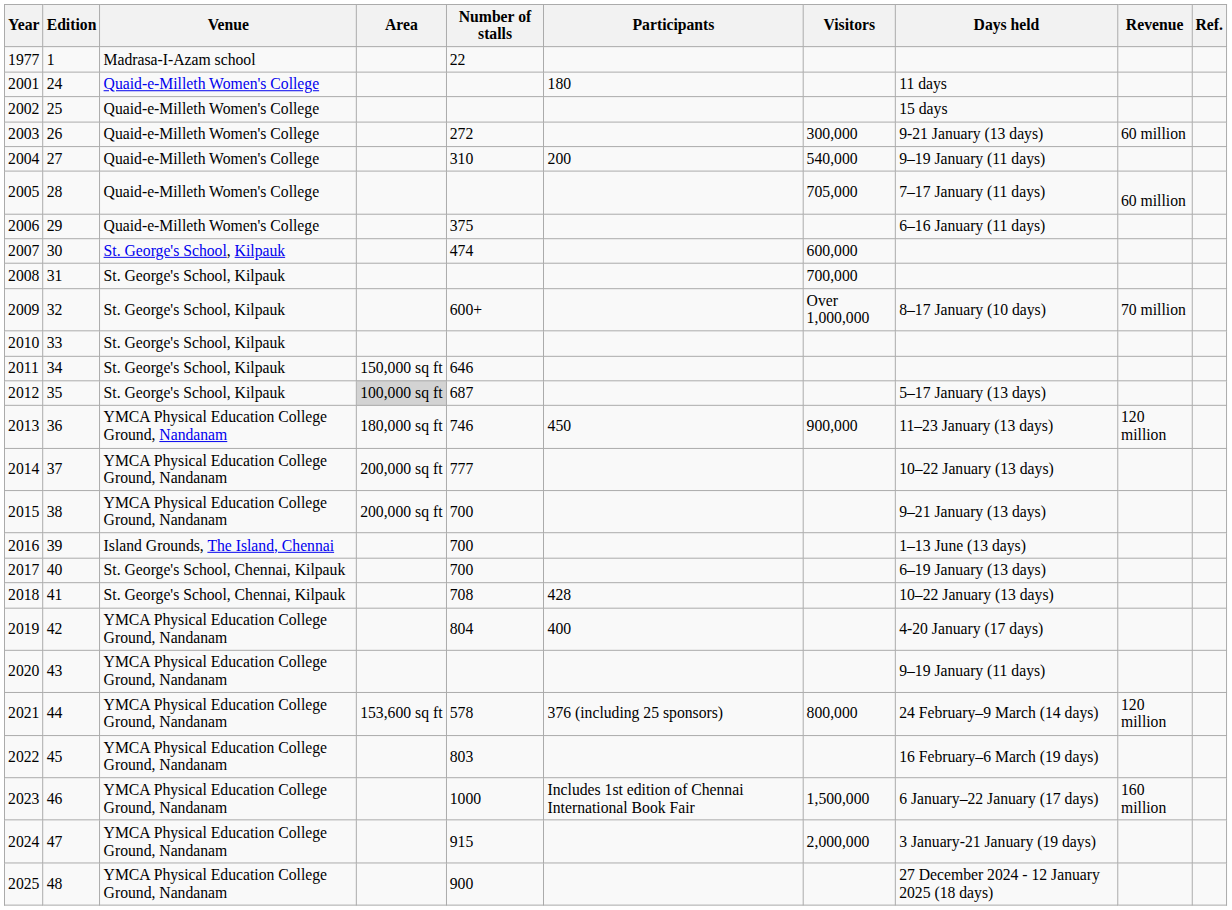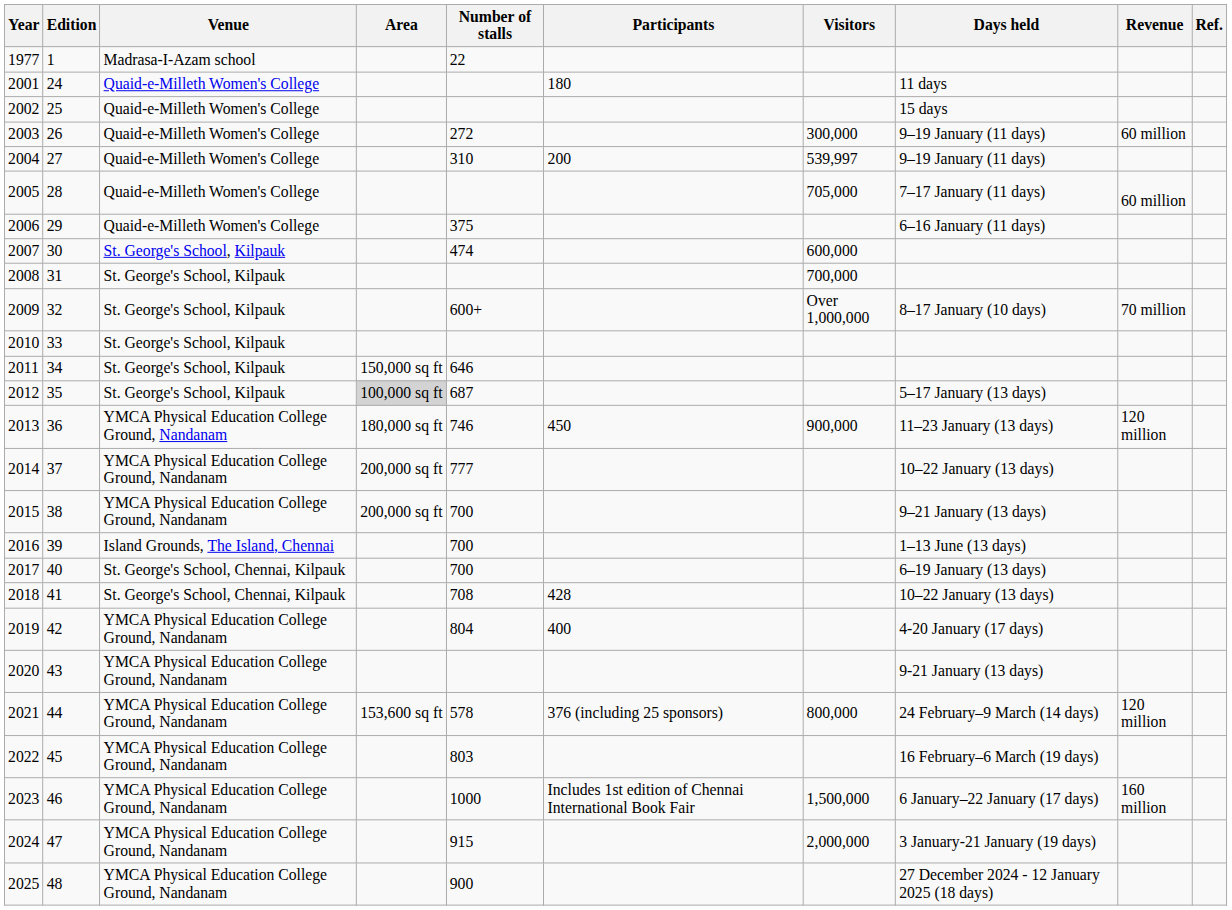(971, 134) 9-21 January (13 days) -> (972, 134) 9–19 January (11 days)
(832, 158) 540,000 -> (832, 158) 539,997
(972, 671) 9–19 January (11 days) -> (971, 671) 9-21 January (13 days)
